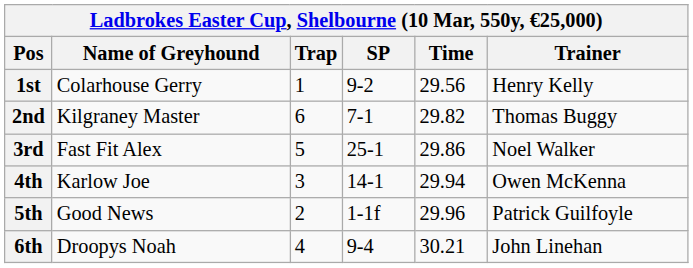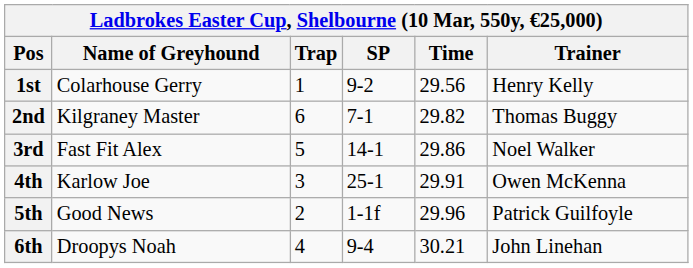(365, 149) 25-1 -> (365, 149) 14-1
(365, 181) 14-1 -> (365, 181) 25-1
(442, 181) 29.94 -> (442, 181) 29.91
